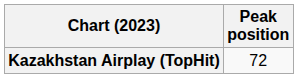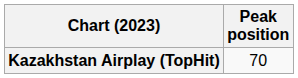(258, 60) 72 -> (258, 60) 70
